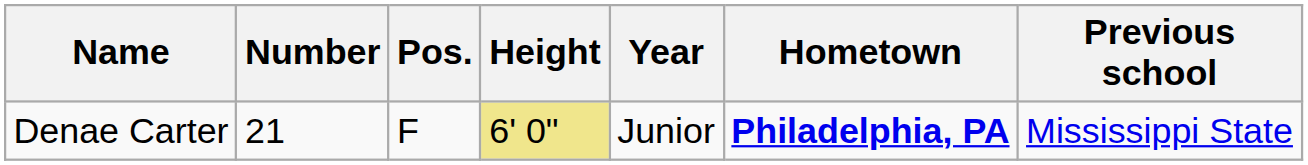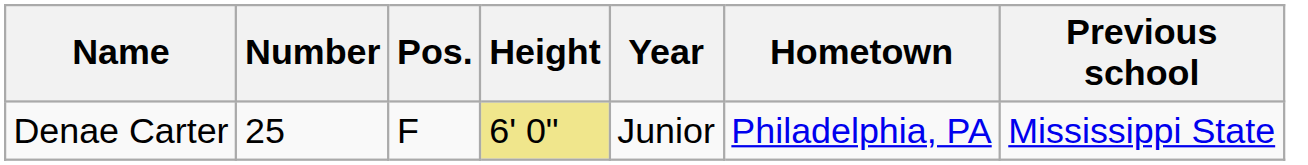(265, 130) 21 -> (265, 130) 25
(870, 130) bold -> (862, 130) normal
